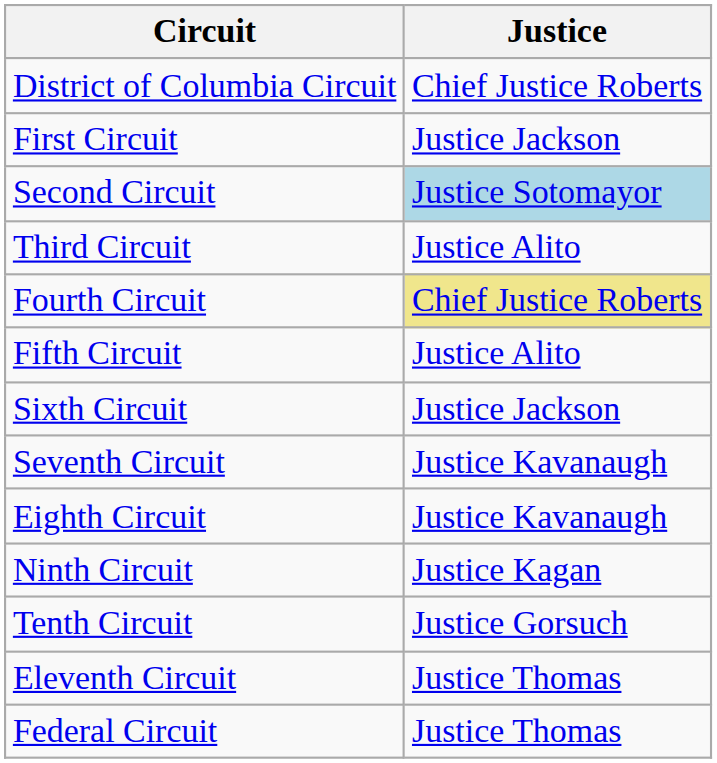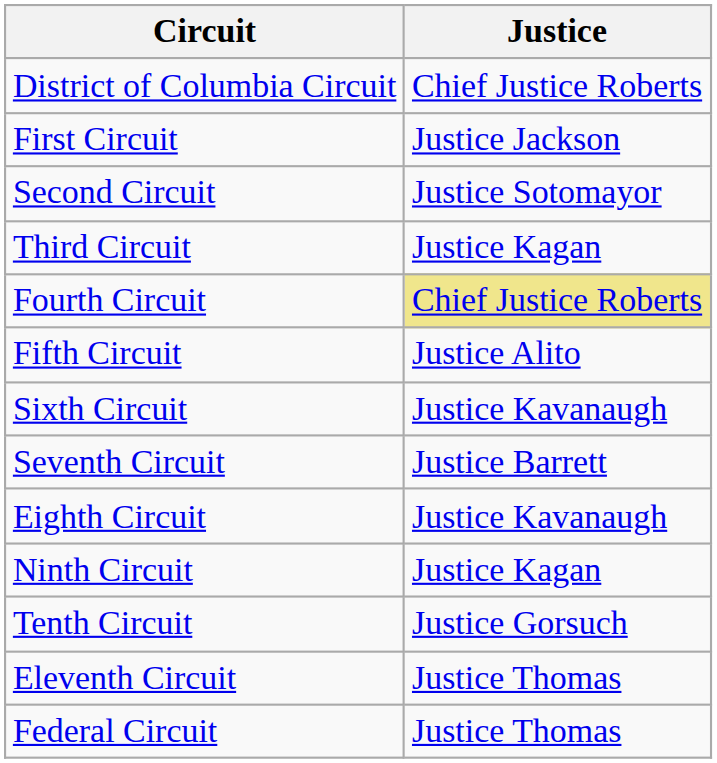(537, 192) lightblue background -> (537, 192) no background
(496, 246) Justice Alito -> (507, 246) Justice Kagan
(516, 407) Justice Jackson -> (540, 407) Justice Kavanaugh
(540, 461) Justice Kavanaugh -> (509, 461) Justice Barrett
